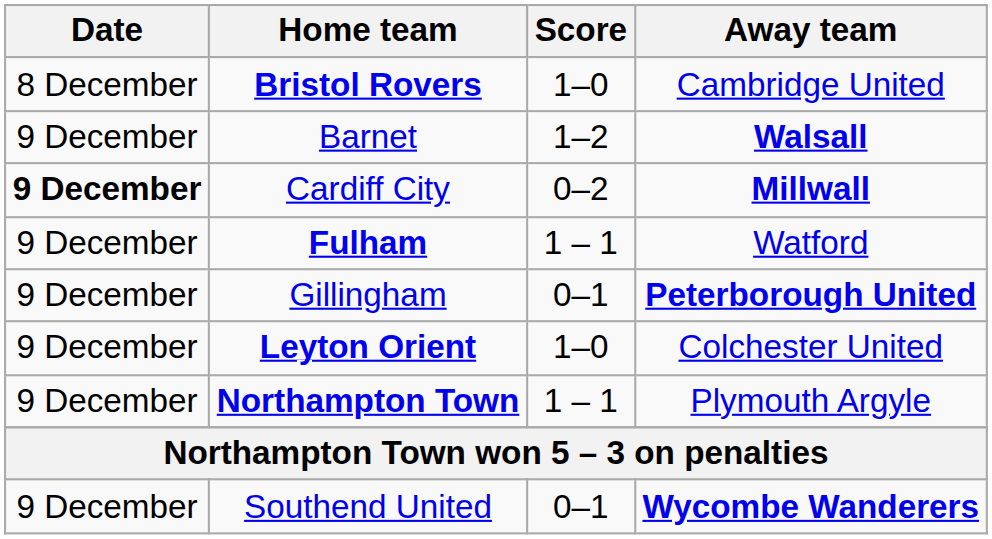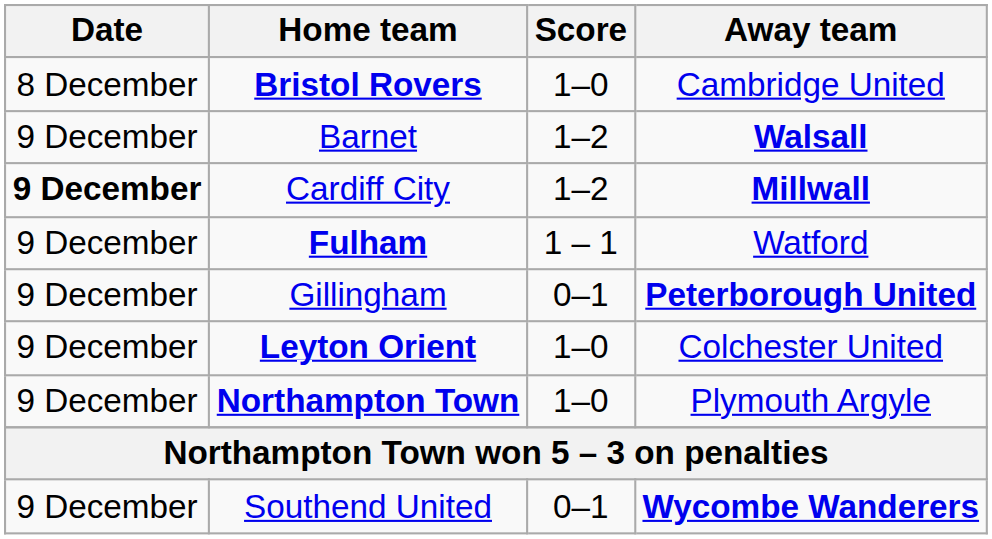(581, 189) 0–2 -> (581, 189) 1–2
(581, 400) 1 – 1 -> (581, 400) 1–0
